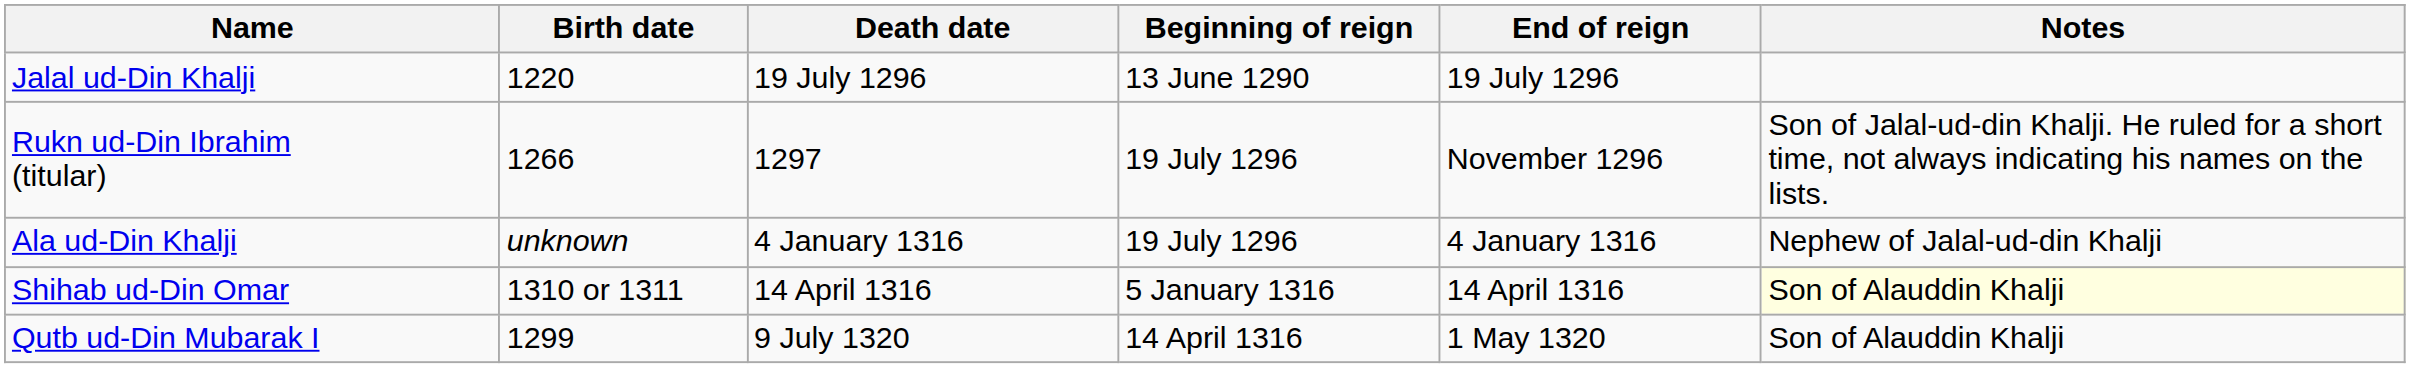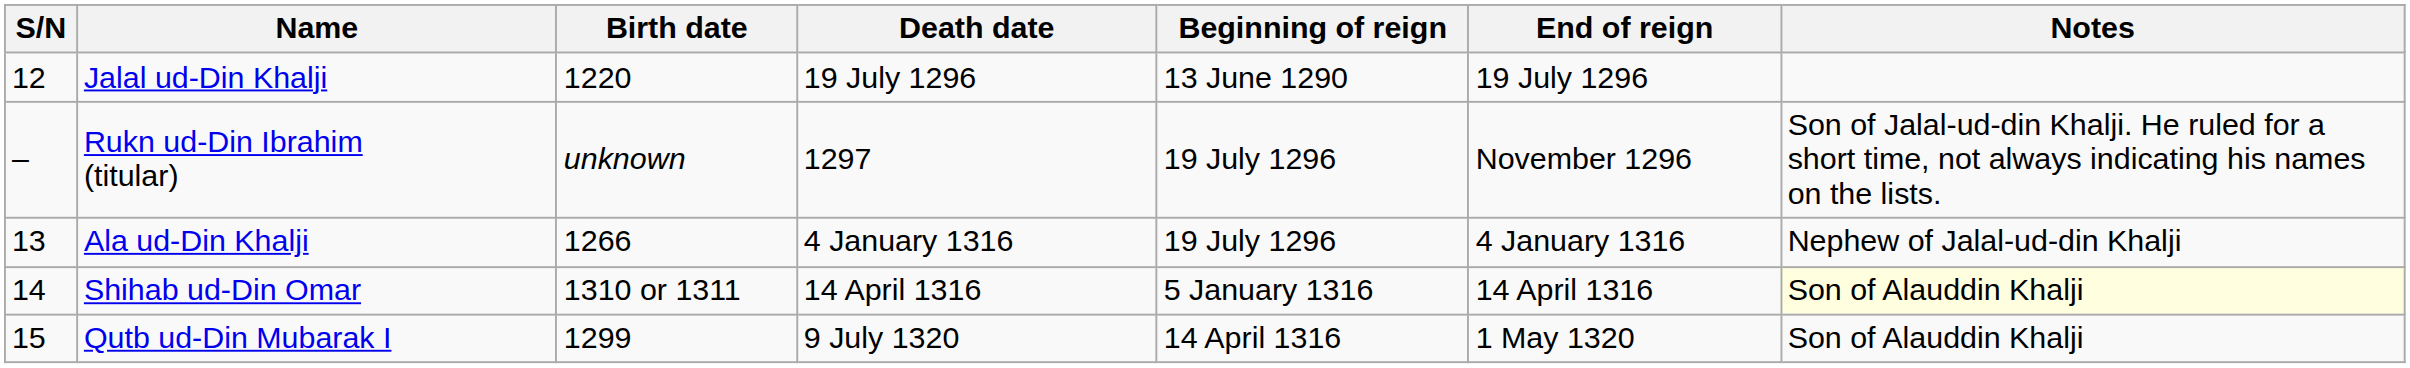+ column: (41, 28)
(541, 159) 1266 -> (625, 159) unknown
(568, 241) unknown -> (598, 241) 1266
